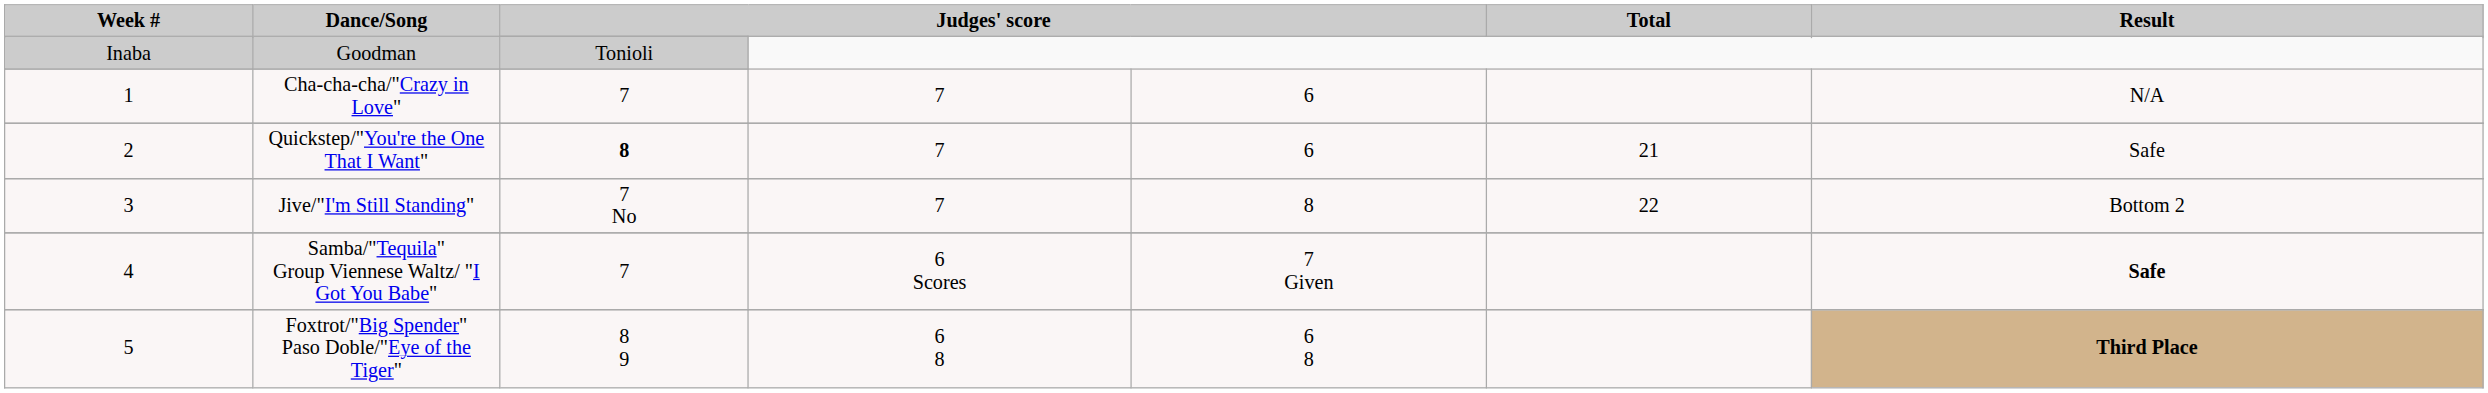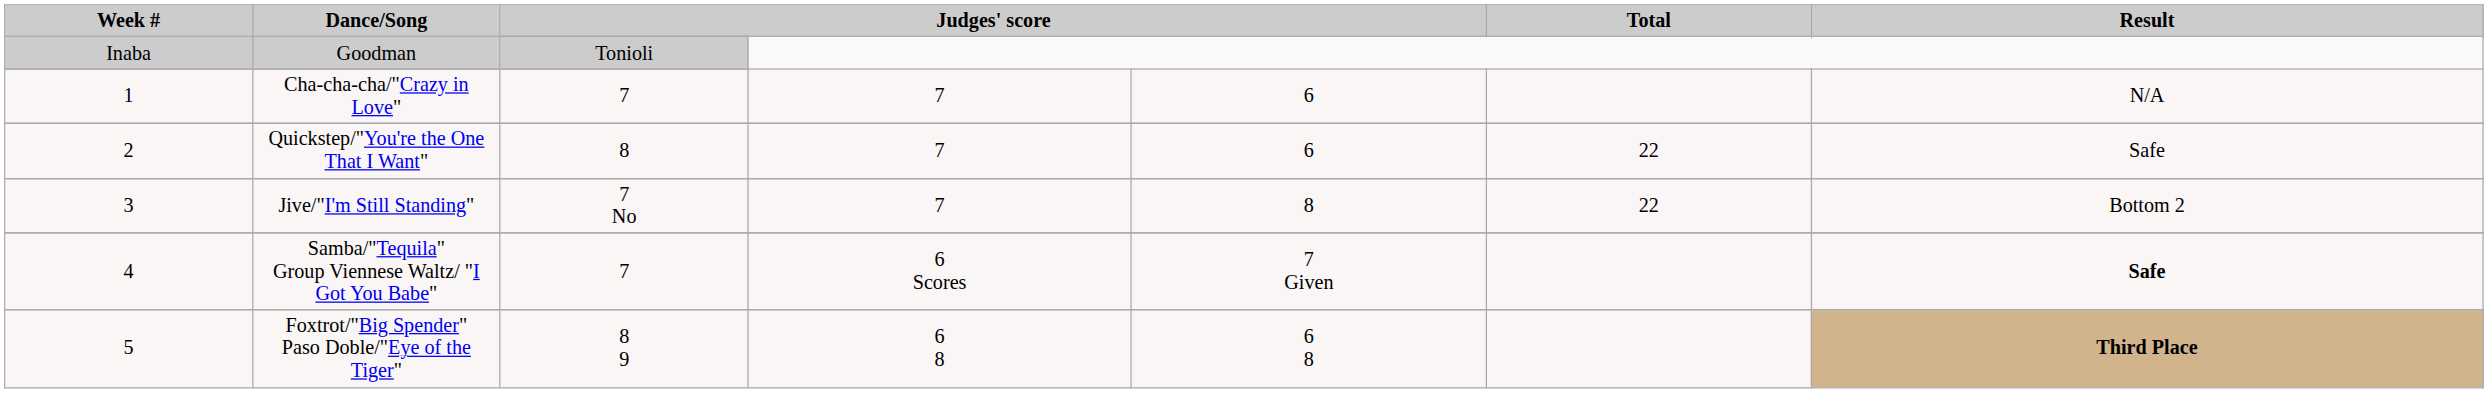(624, 150) bold -> (624, 150) normal
(1649, 150) 21 -> (1649, 150) 22
